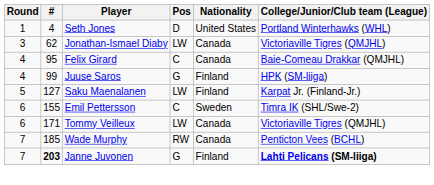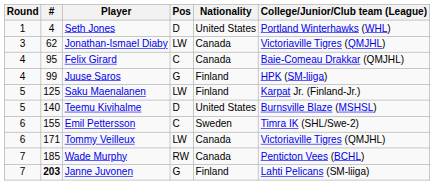(52, 92) 127 -> (52, 92) 125
+ row: (103, 108)
(319, 156) bold -> (315, 172) normal
